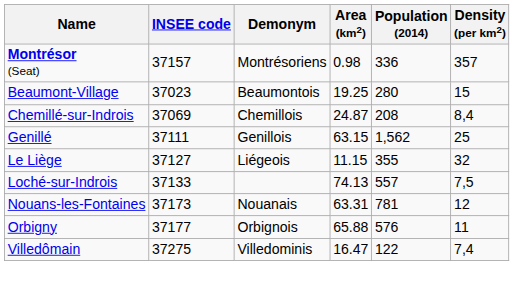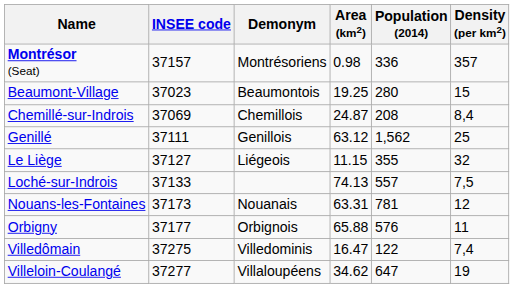(351, 137) 63.15 -> (351, 137) 63.12
+ row: (64, 271)
